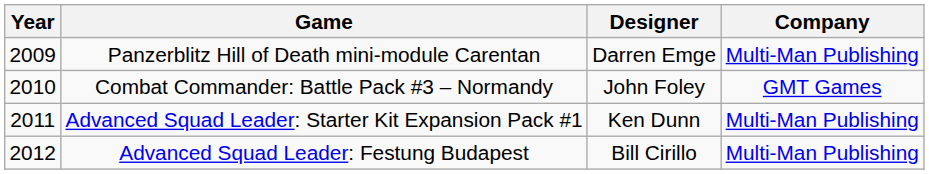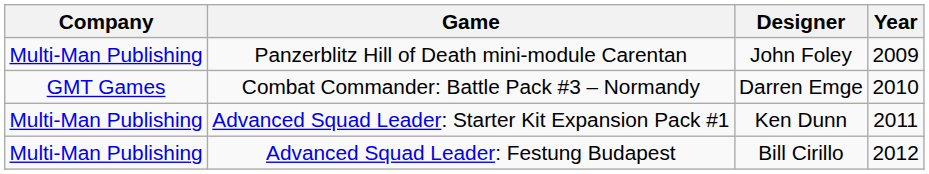columns swapped: (33, 21) <-> (822, 21)
(654, 54) Darren Emge -> (801, 54) John Foley
(654, 87) John Foley -> (801, 87) Darren Emge
